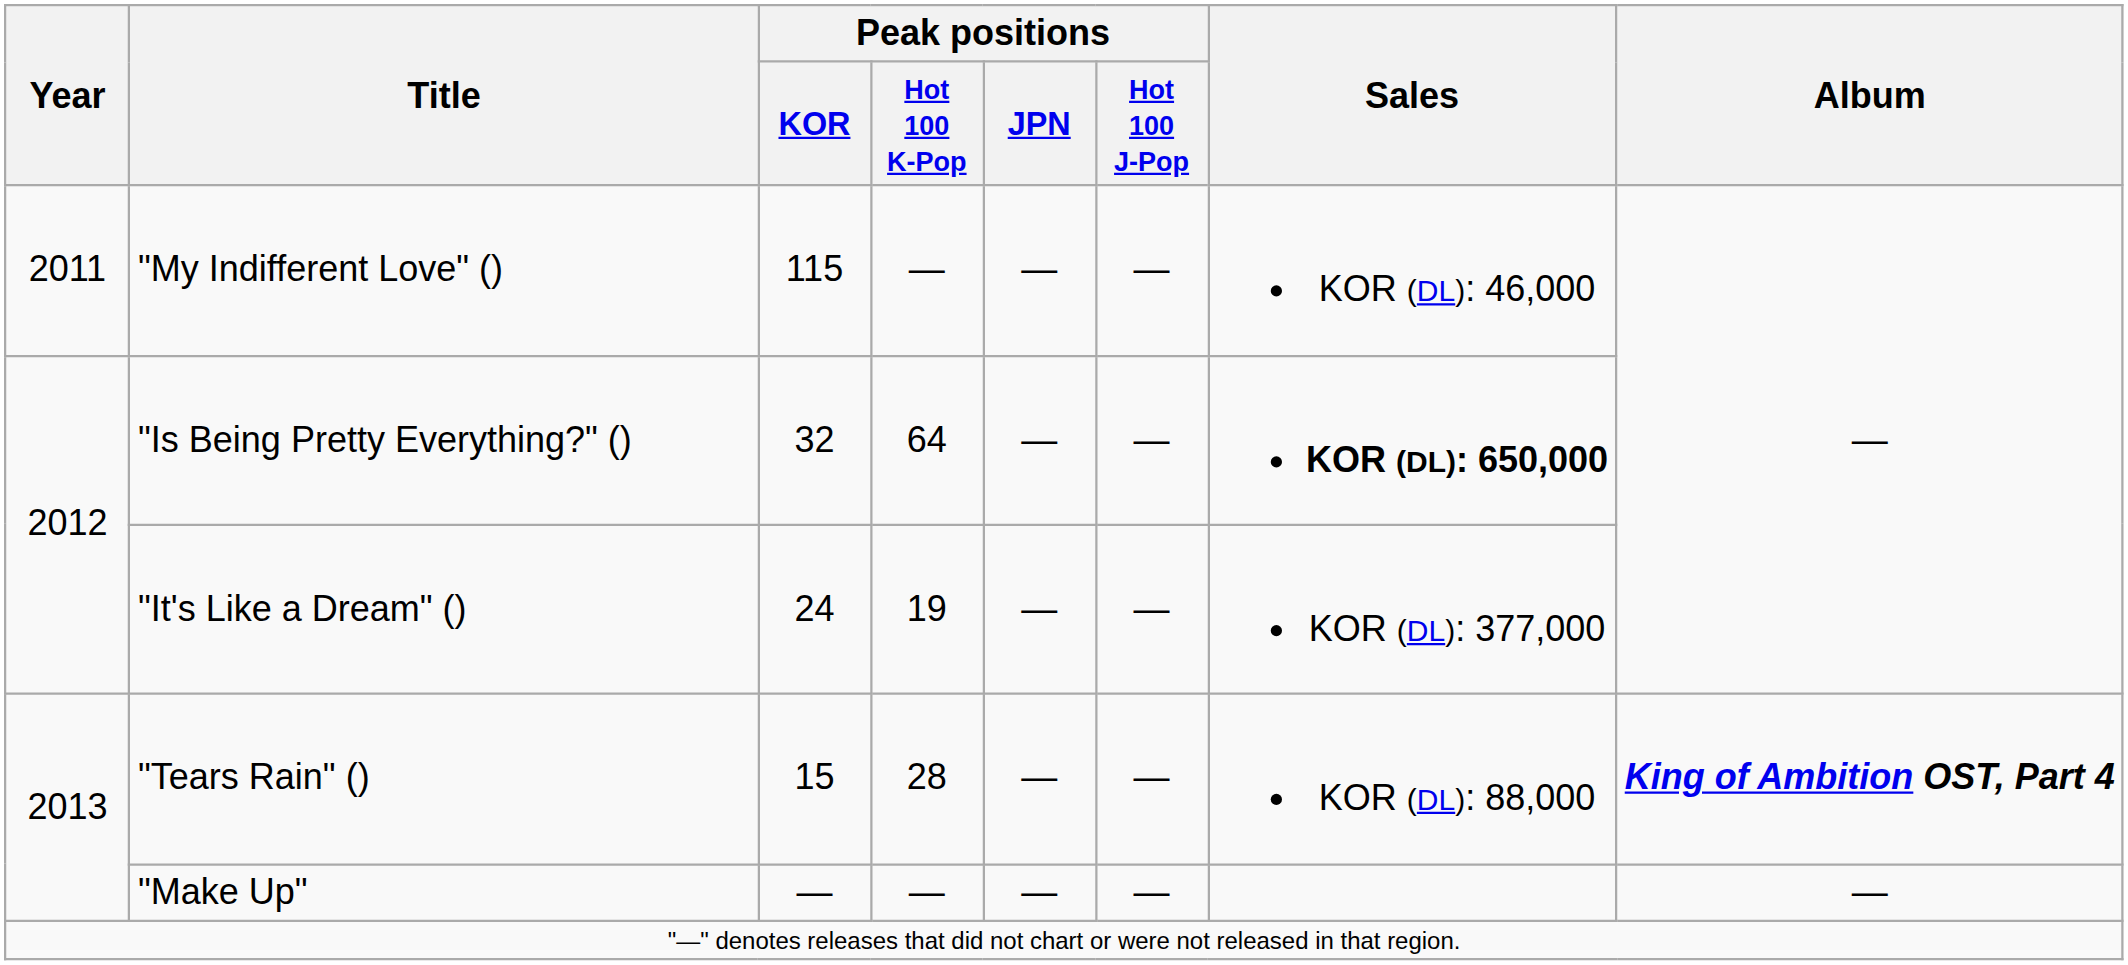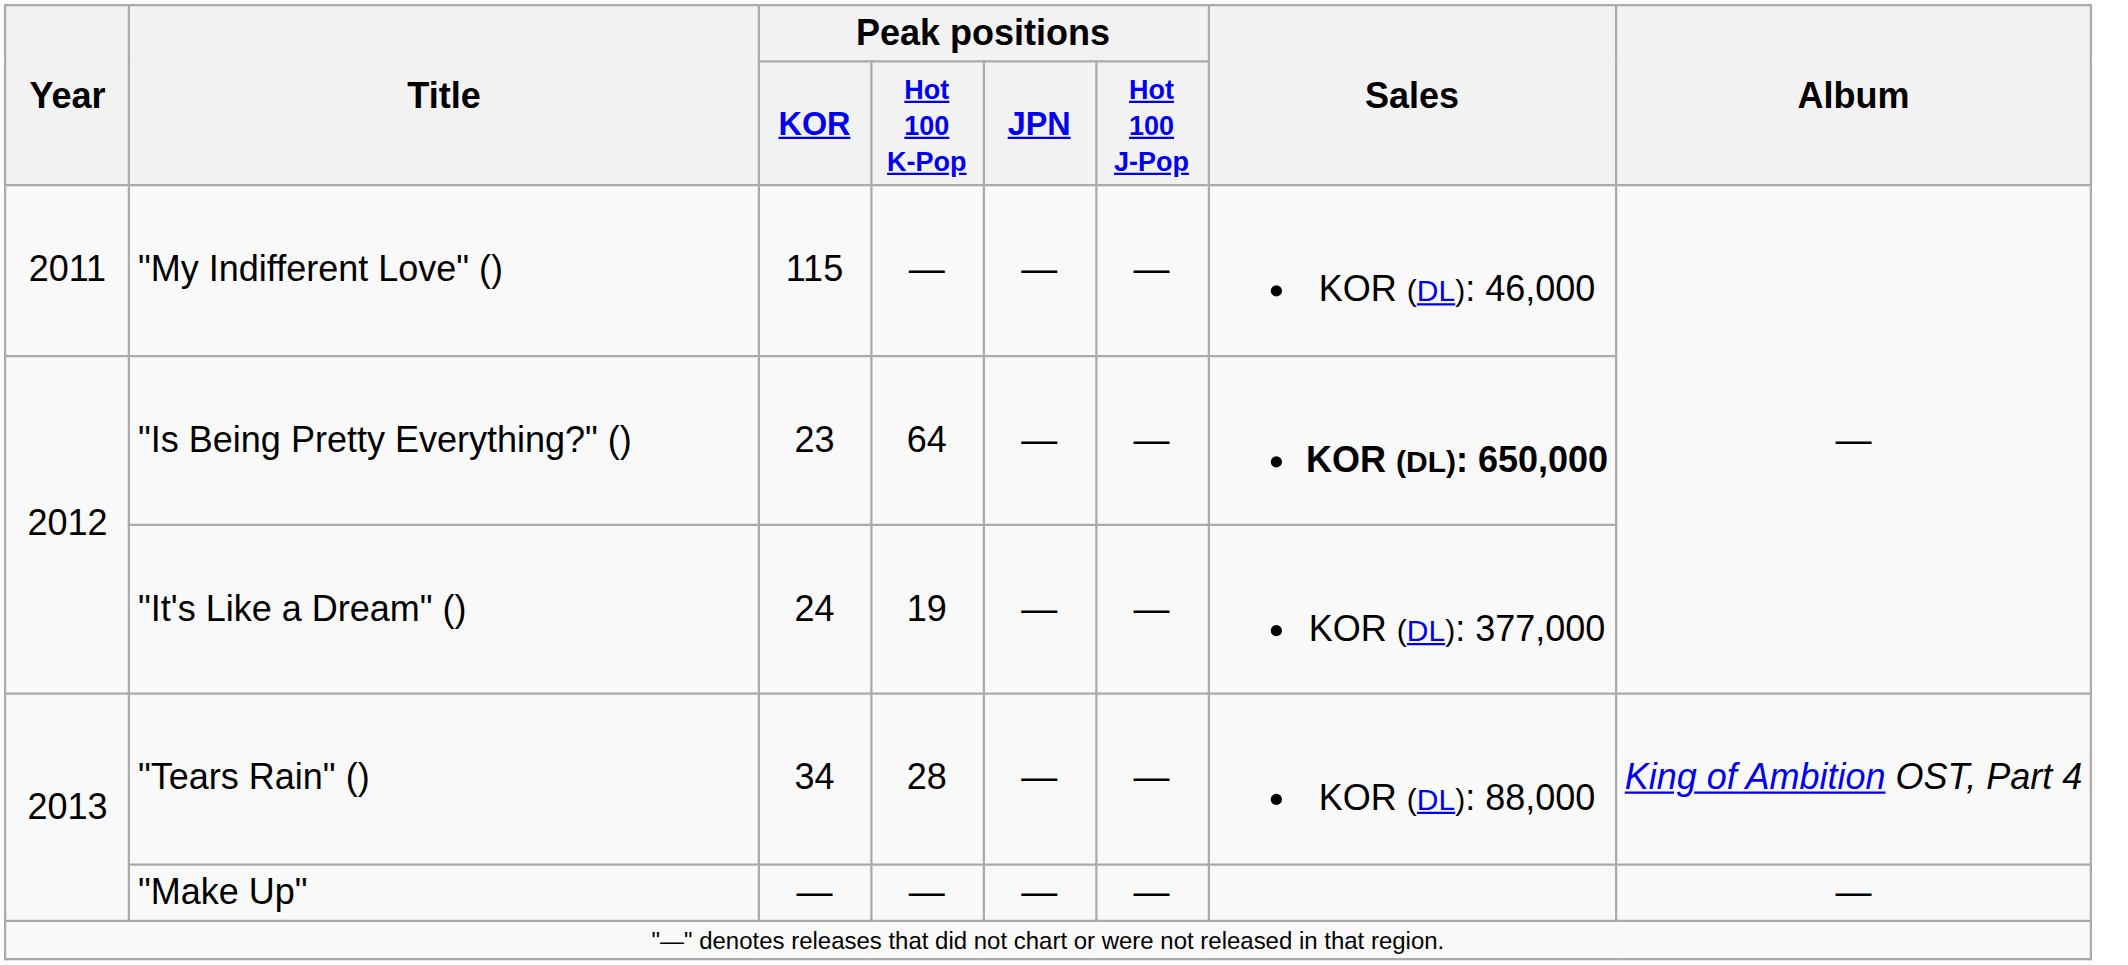(814, 439) 32 -> (814, 439) 23
(814, 778) 15 -> (814, 778) 34
(1870, 778) bold -> (1854, 778) normal
